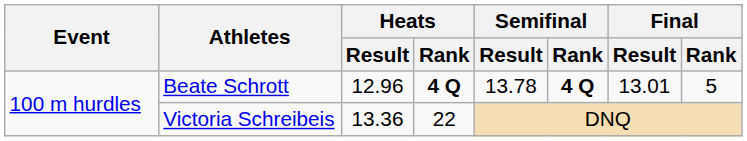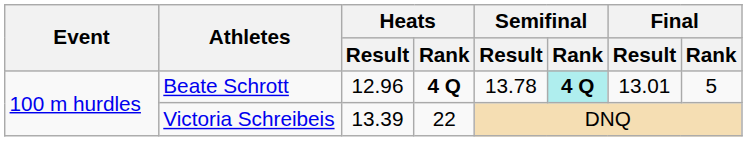(578, 87) no background -> (578, 87) paleturquoise background
(377, 120) 13.36 -> (377, 120) 13.39
